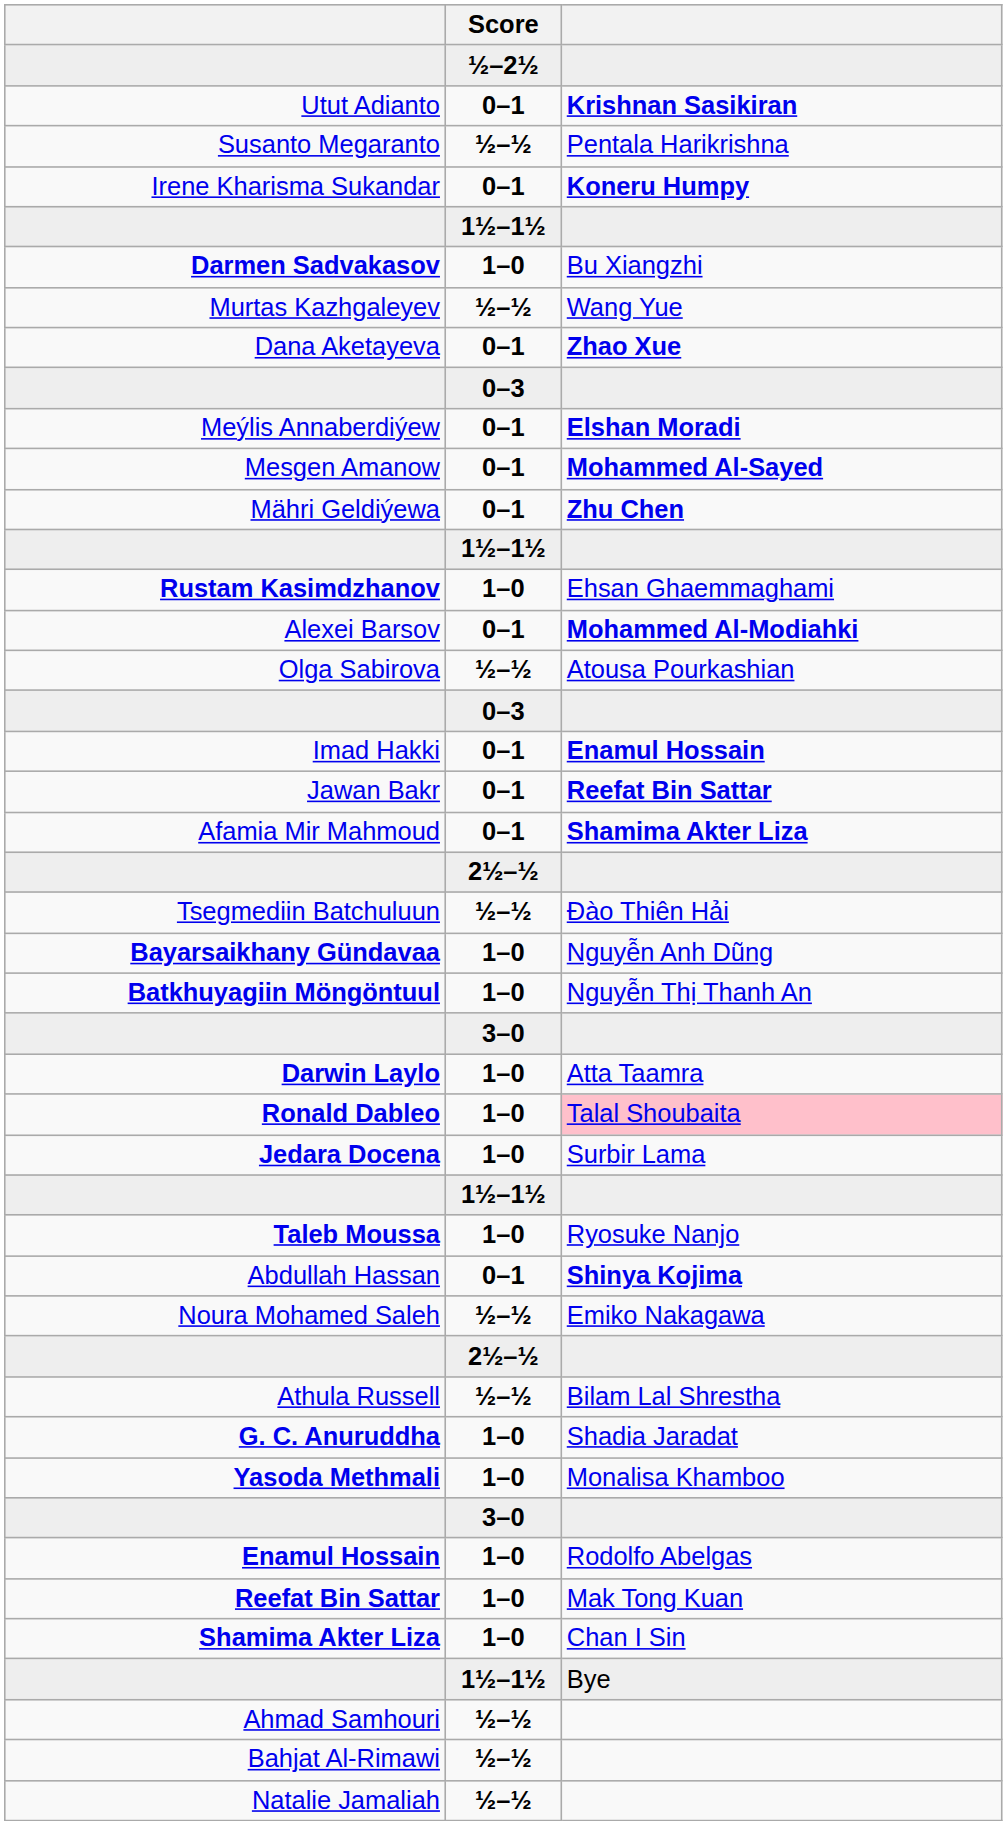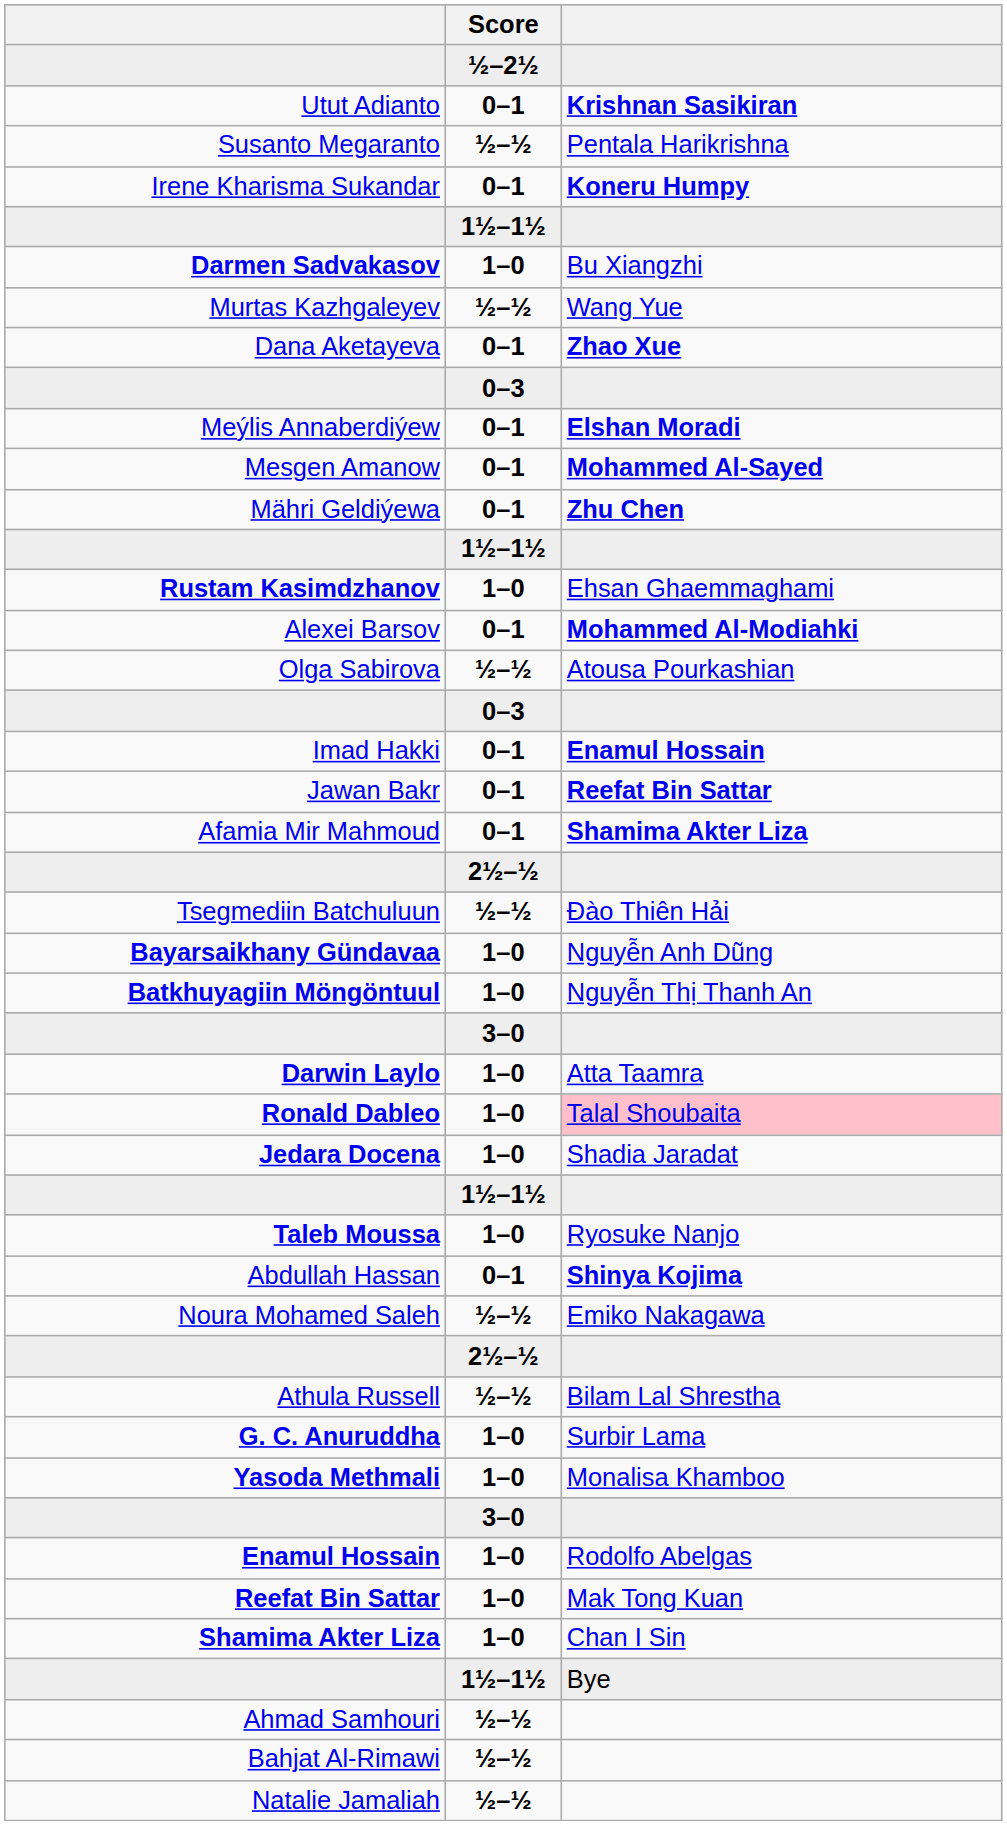(636, 1154) Surbir Lama -> (652, 1154) Shadia Jaradat
(652, 1436) Shadia Jaradat -> (636, 1436) Surbir Lama
